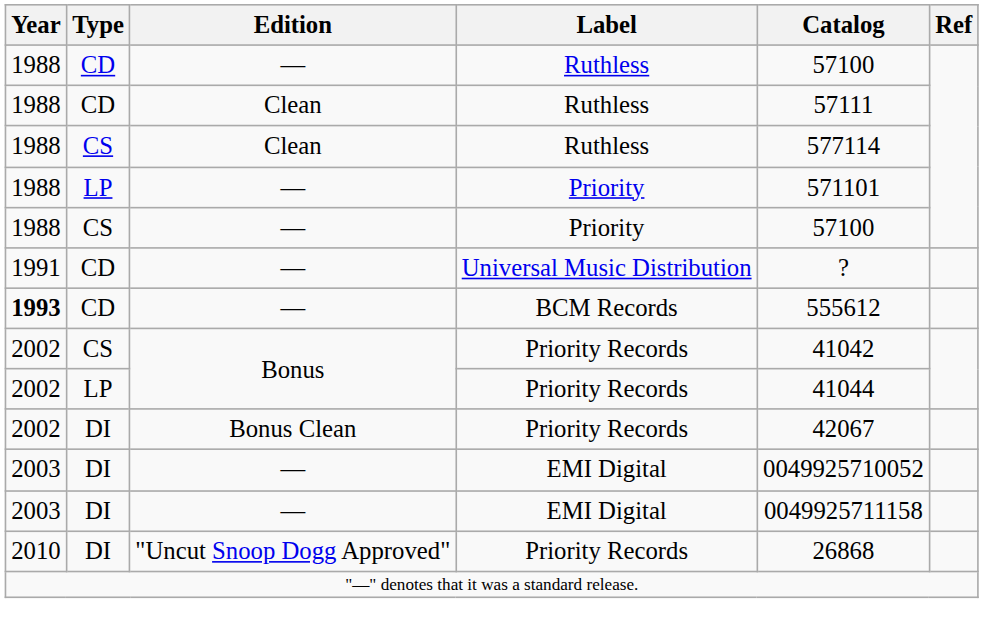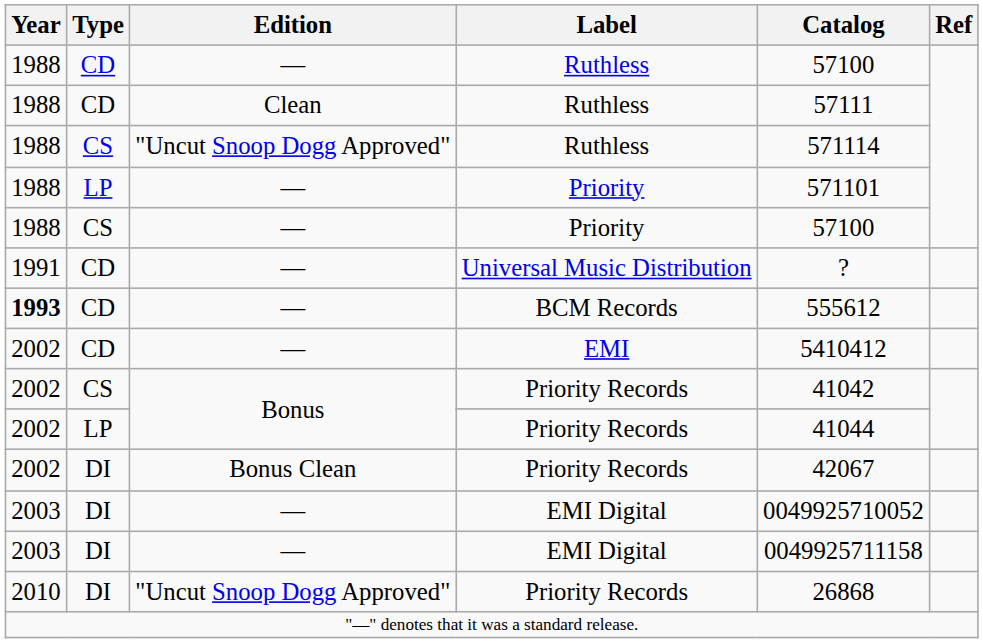(293, 146) Clean -> (293, 146) "Uncut Snoop Dogg Approved"
(843, 146) 577114 -> (843, 146) 571114
+ row: (98, 348)
